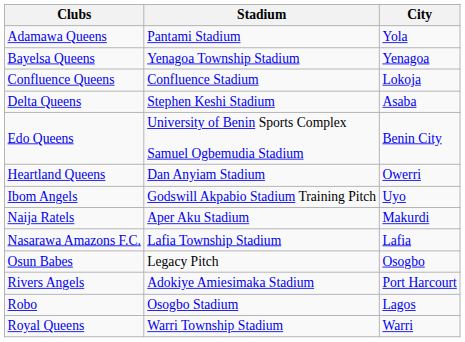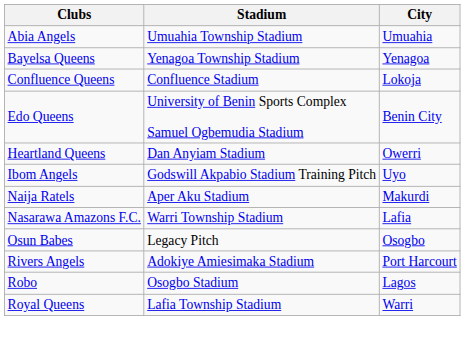- row: (57, 36)
+ row: (41, 36)
- row: (44, 101)
(214, 240) Lafia Township Stadium -> (215, 218) Warri Township Stadium
(215, 326) Warri Township Stadium -> (214, 304) Lafia Township Stadium
